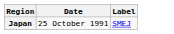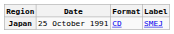+ column: (126, 11)
